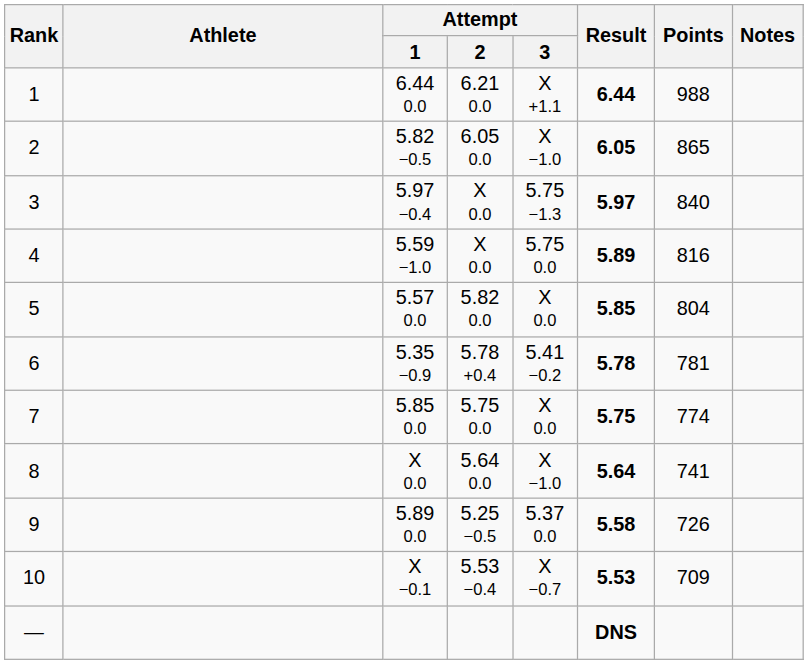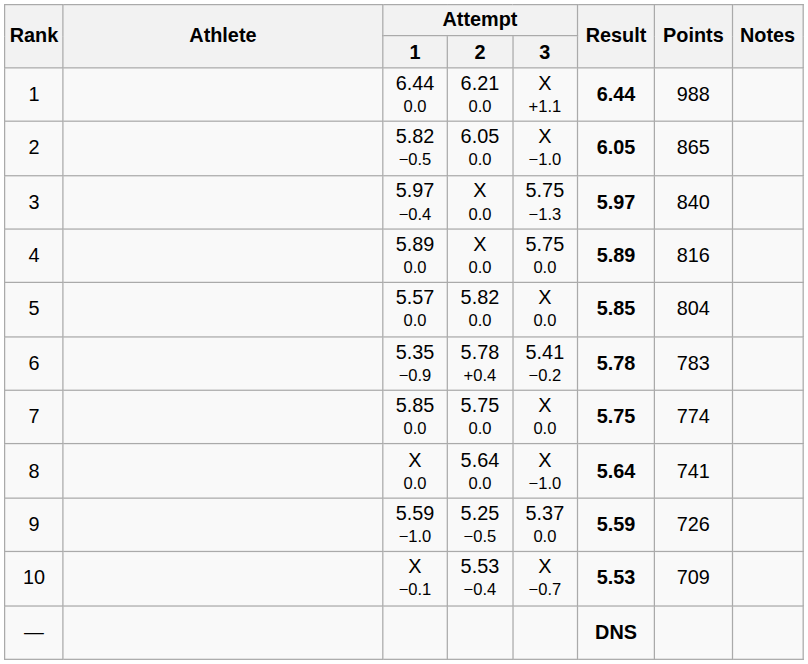(415, 255) 5.59 −1.0 -> (415, 255) 5.89 0.0
(693, 363) 781 -> (693, 363) 783
(415, 524) 5.89 0.0 -> (415, 524) 5.59 −1.0
(616, 524) 5.58 -> (616, 524) 5.59
